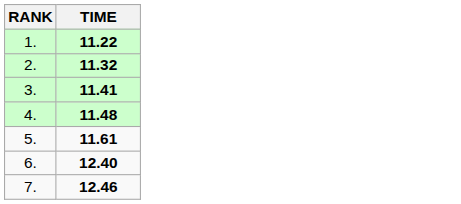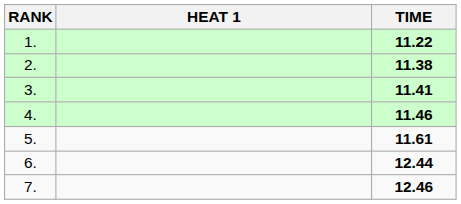+ column: (214, 17)
(98, 66) 11.32 -> (414, 66) 11.38
(98, 114) 11.48 -> (414, 114) 11.46
(98, 163) 12.40 -> (414, 163) 12.44
